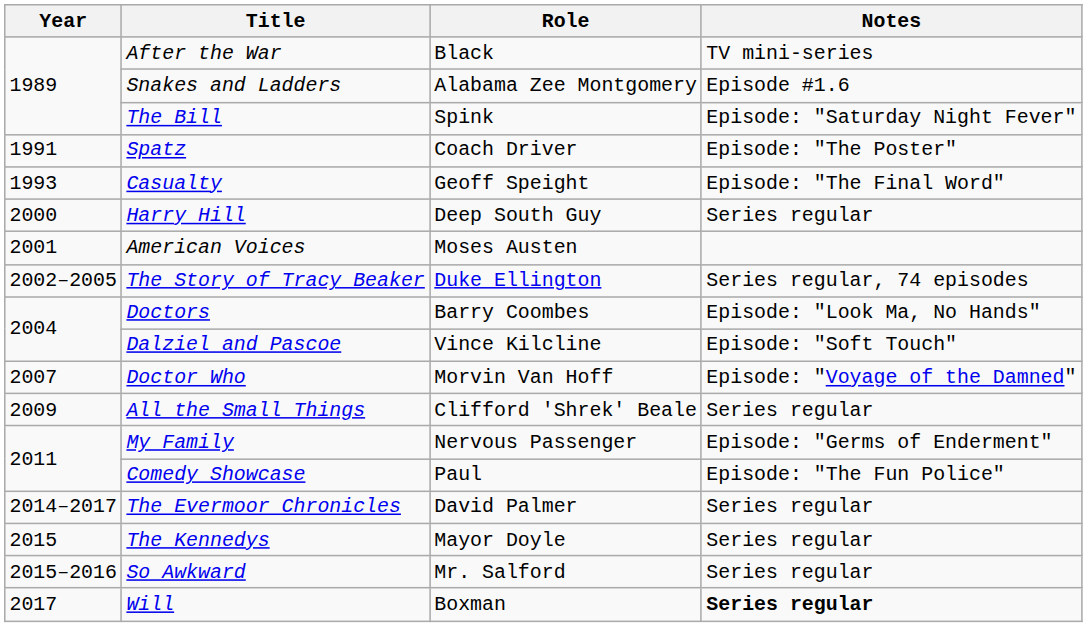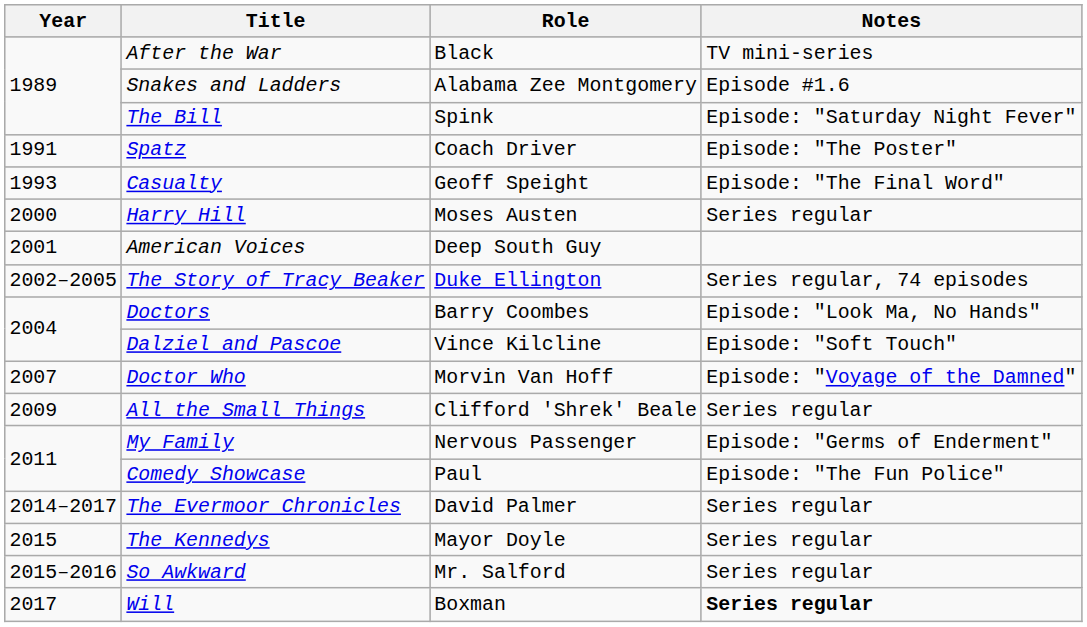(518, 215) Deep South Guy -> (506, 215) Moses Austen
(506, 248) Moses Austen -> (518, 248) Deep South Guy
